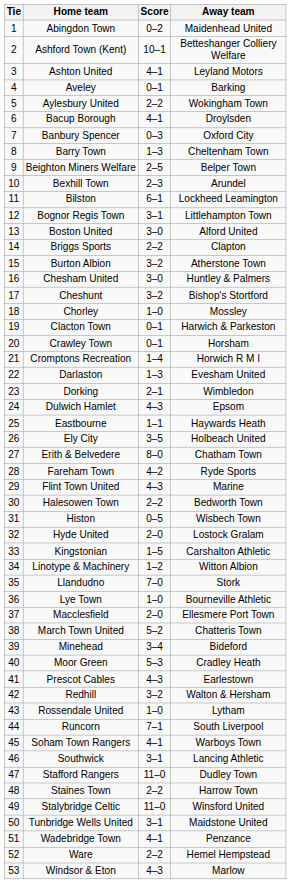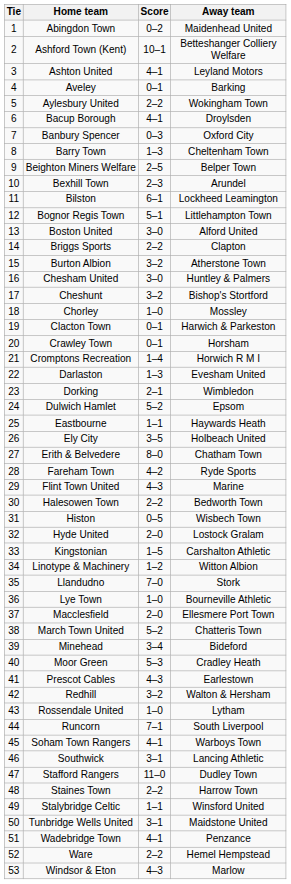(155, 215) 3–1 -> (155, 215) 5–1
(155, 407) 4–3 -> (155, 407) 5–2
(155, 807) 11–0 -> (155, 807) 1–1
